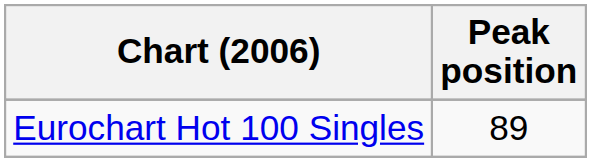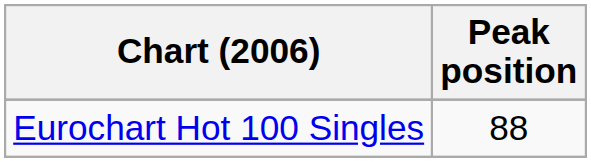(509, 127) 89 -> (509, 127) 88
